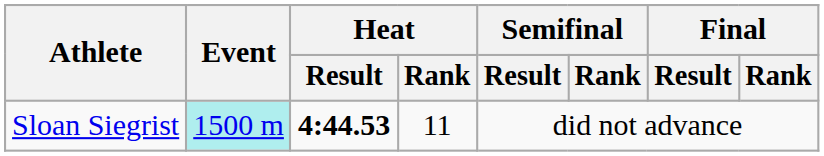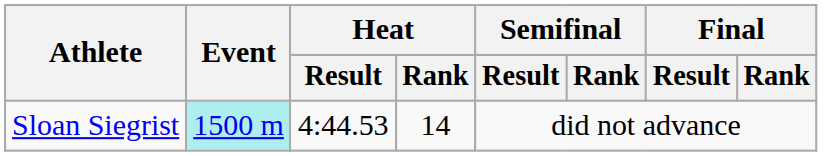(344, 125) bold -> (343, 125) normal
(437, 125) 11 -> (435, 125) 14
